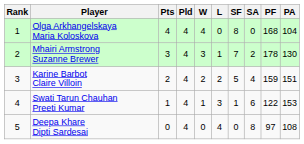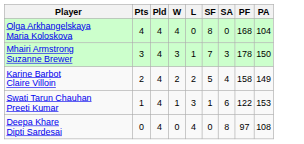- column: (17, 12)
(253, 55) 2 -> (227, 55) 3
(290, 55) 130 -> (264, 55) 150
(271, 79) 159 -> (245, 79) 158
(290, 79) 151 -> (264, 79) 149
